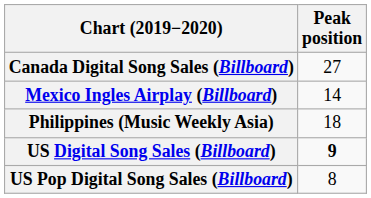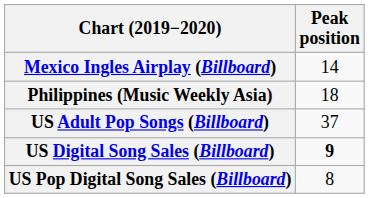- row: (151, 66)
+ row: (150, 123)
